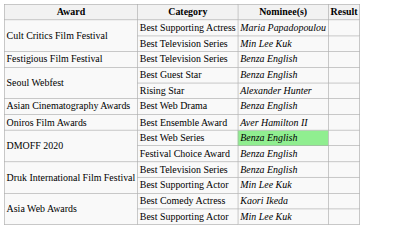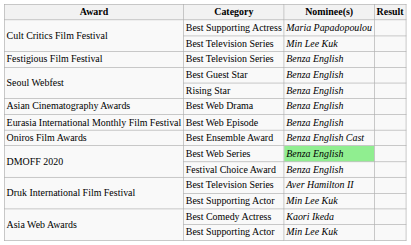(276, 91) Alexander Hunter -> (315, 91) Benza English
+ row: (94, 122)
(274, 122) Aver Hamilton II -> (325, 138) Benza English Cast
(269, 169) Benza English -> (320, 185) Aver Hamilton II
